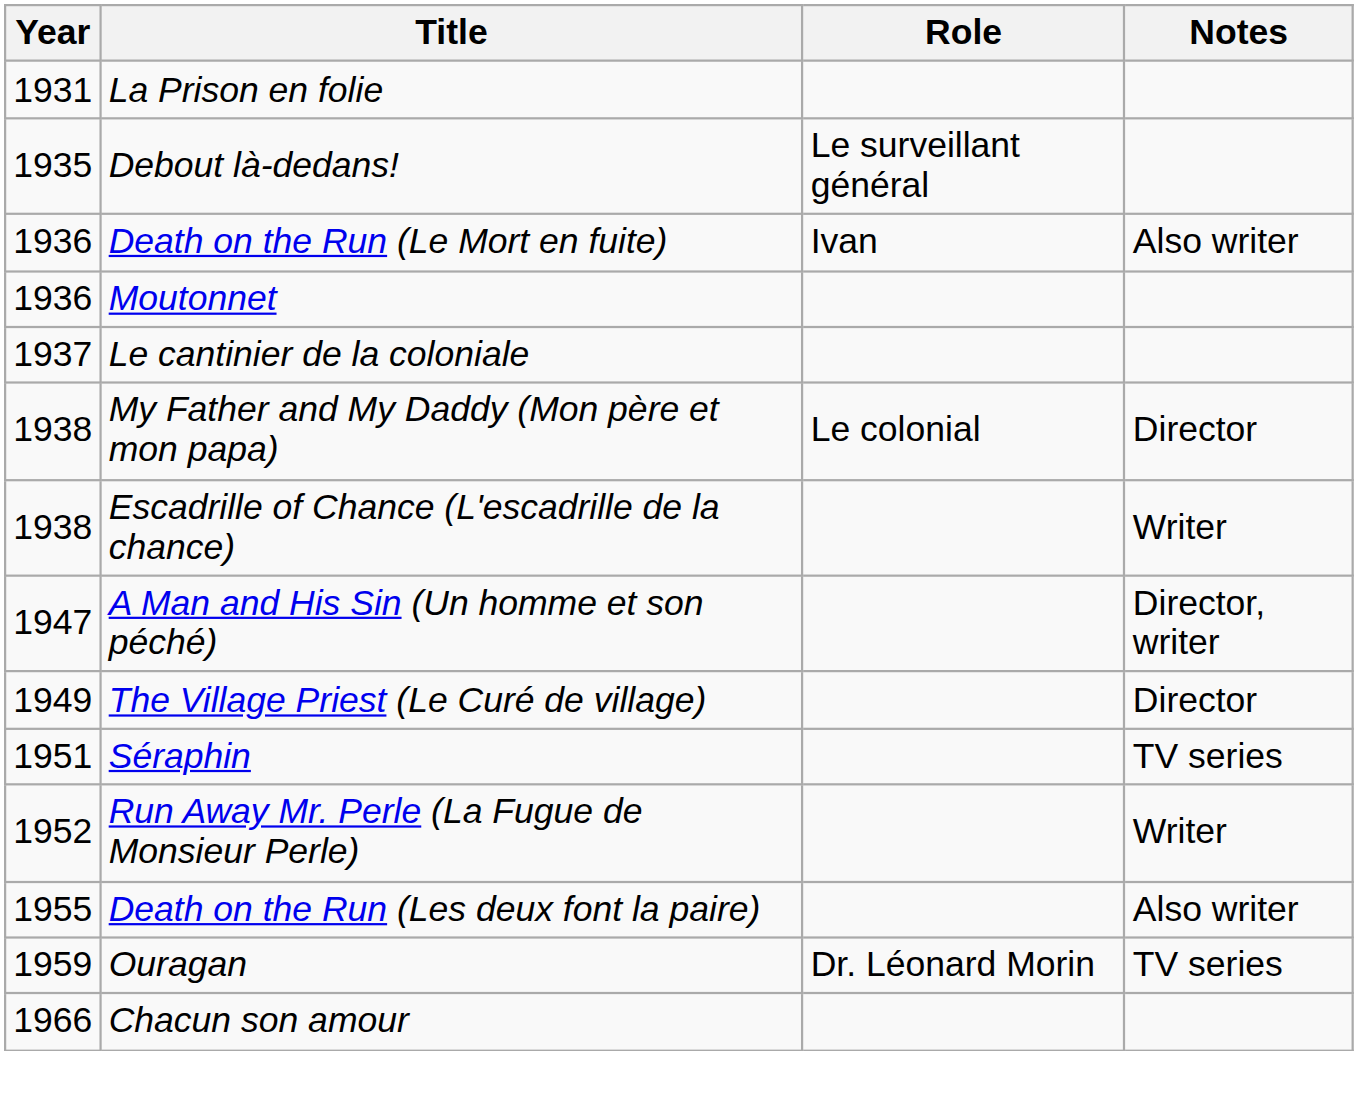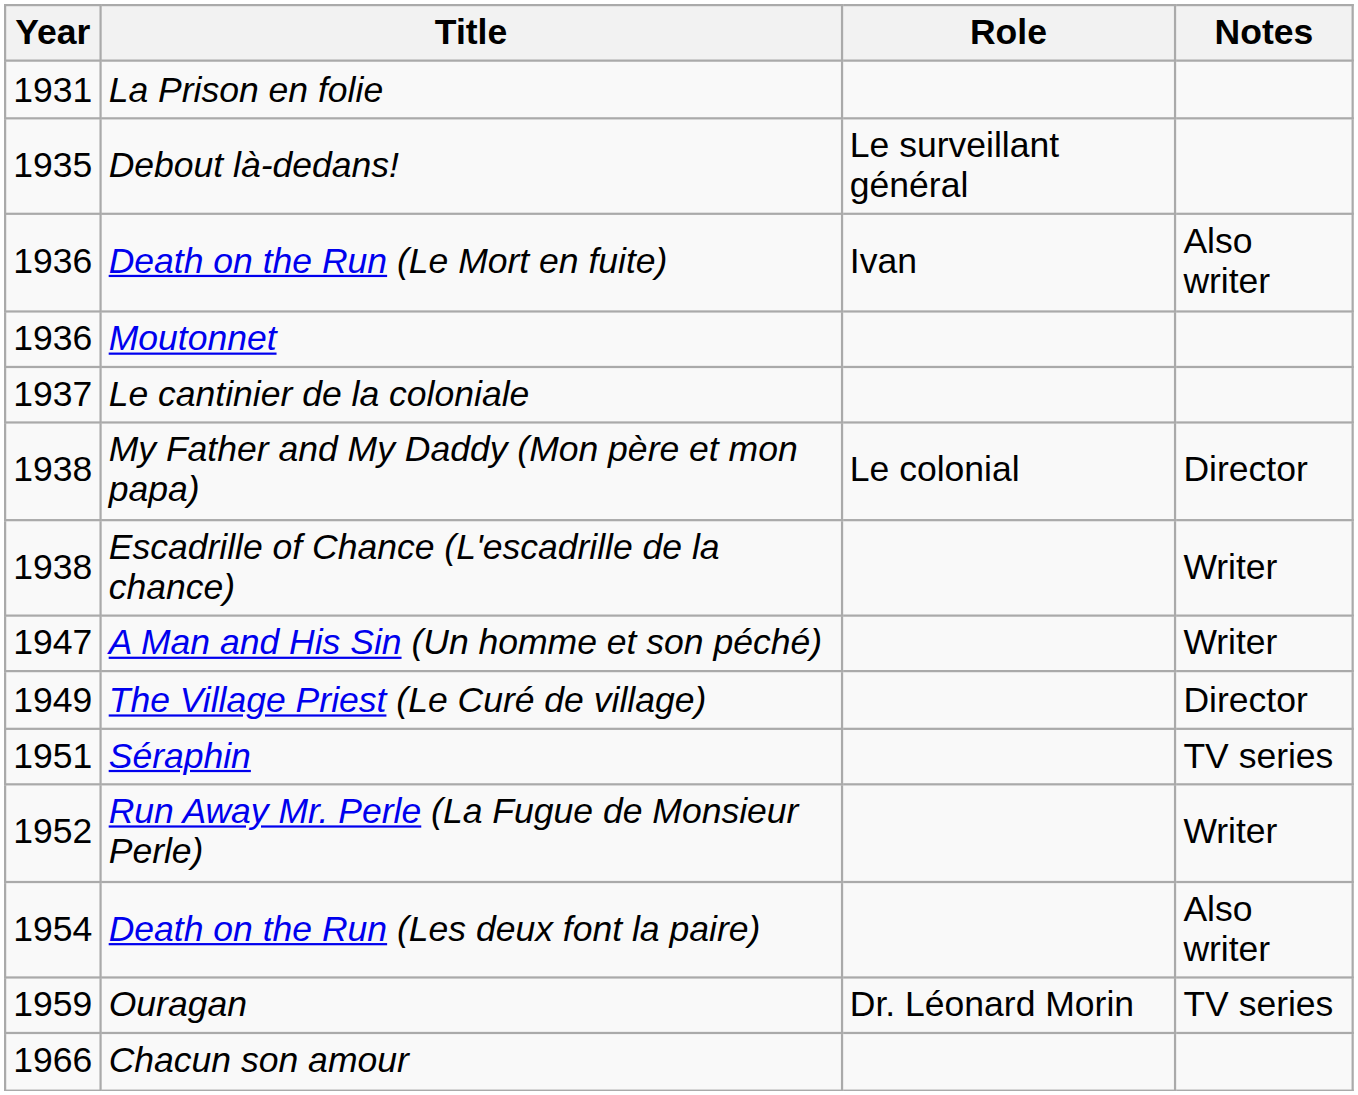(1199, 623) Director, writer -> (1230, 643) Writer
(53, 908) 1955 -> (53, 928) 1954
